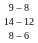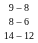rows swapped: (19, 22) <-> (19, 35)
